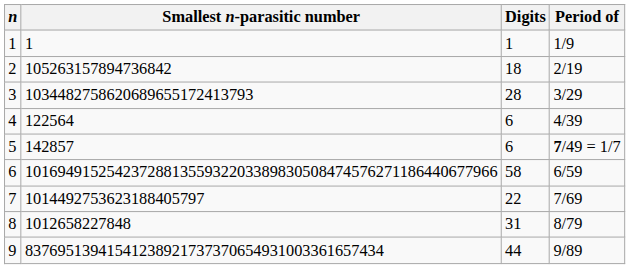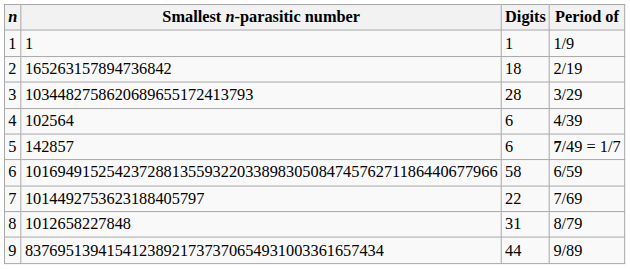(98, 69) 105263157894736842 -> (98, 69) 165263157894736842
(49, 120) 122564 -> (49, 120) 102564
